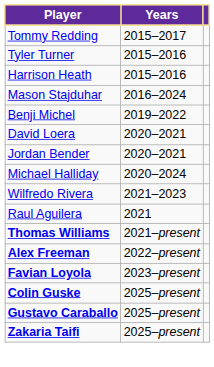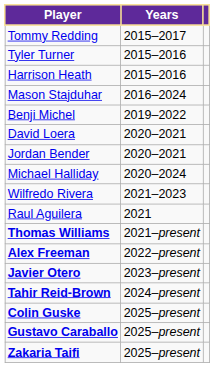- row: (49, 273)
+ row: (44, 273)
+ row: (59, 293)
